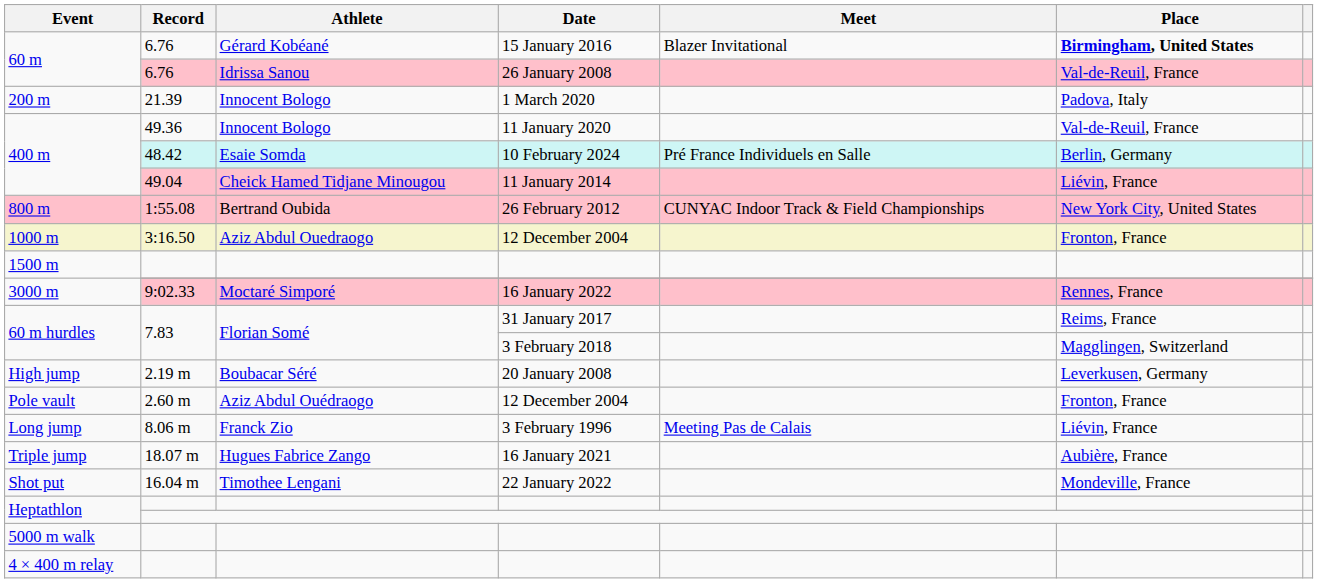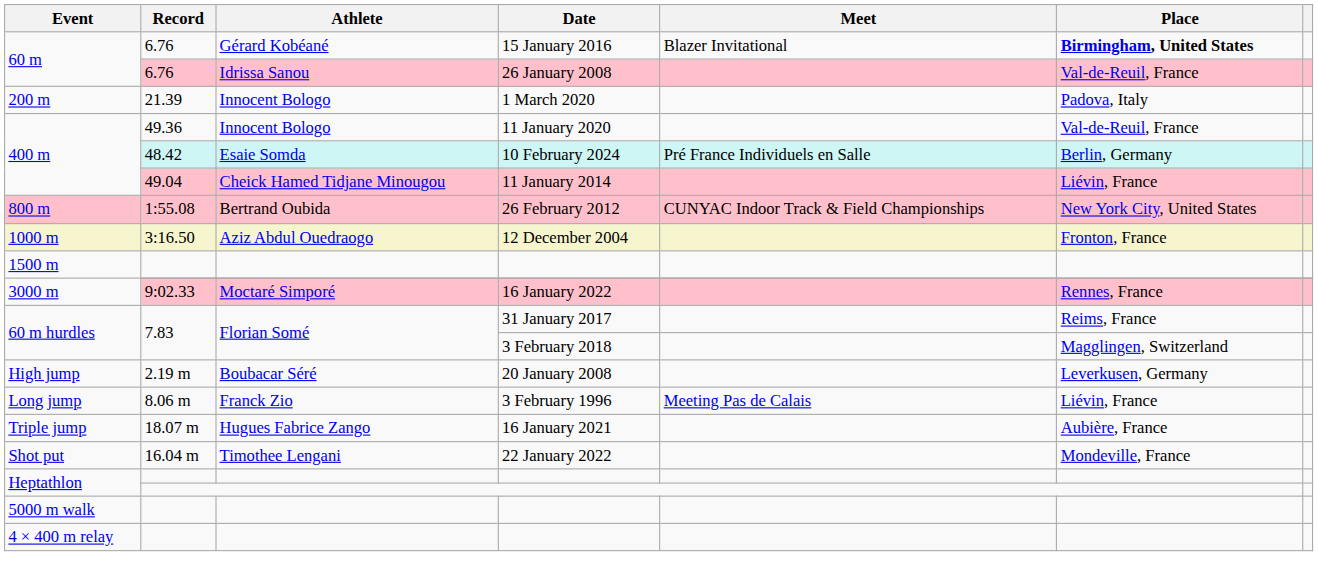- row: (42, 400)
